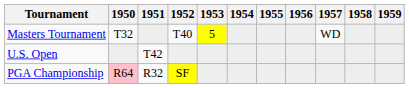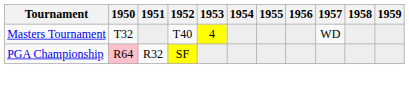(212, 34) 5 -> (212, 34) 4
- row: (32, 54)
